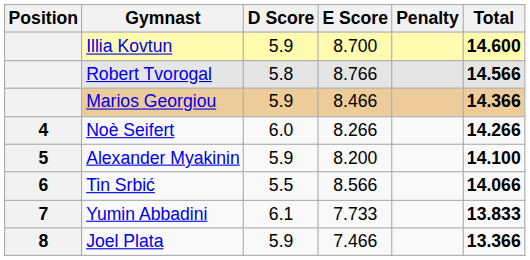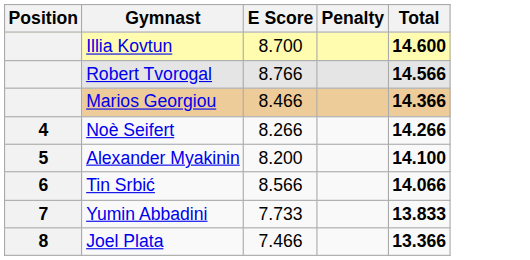- column: (281, 18)
